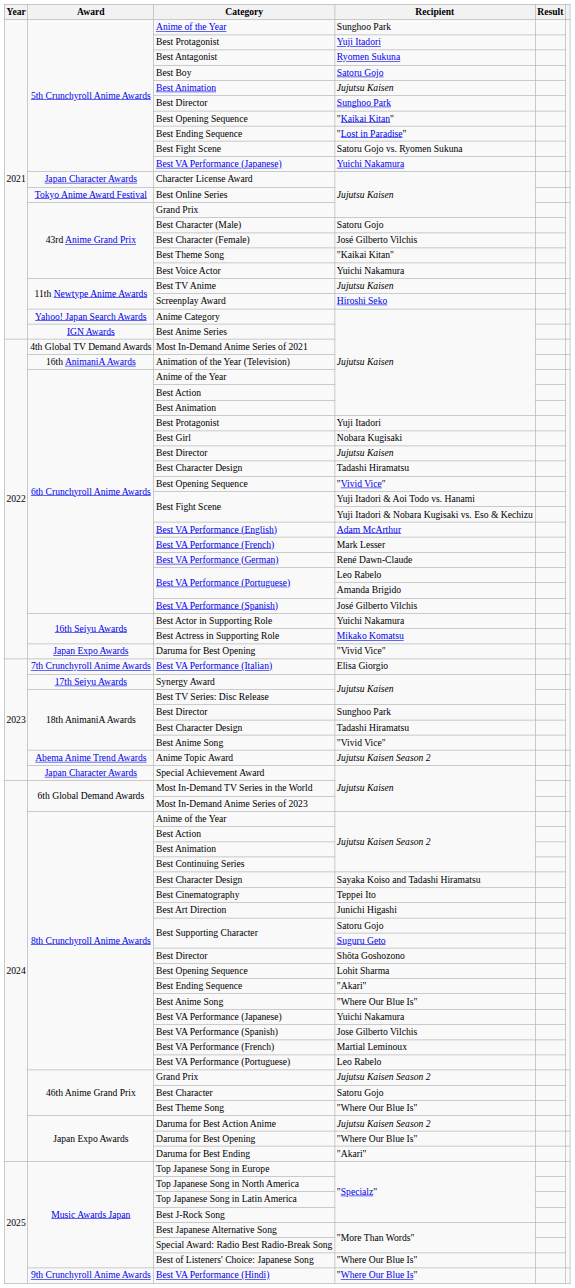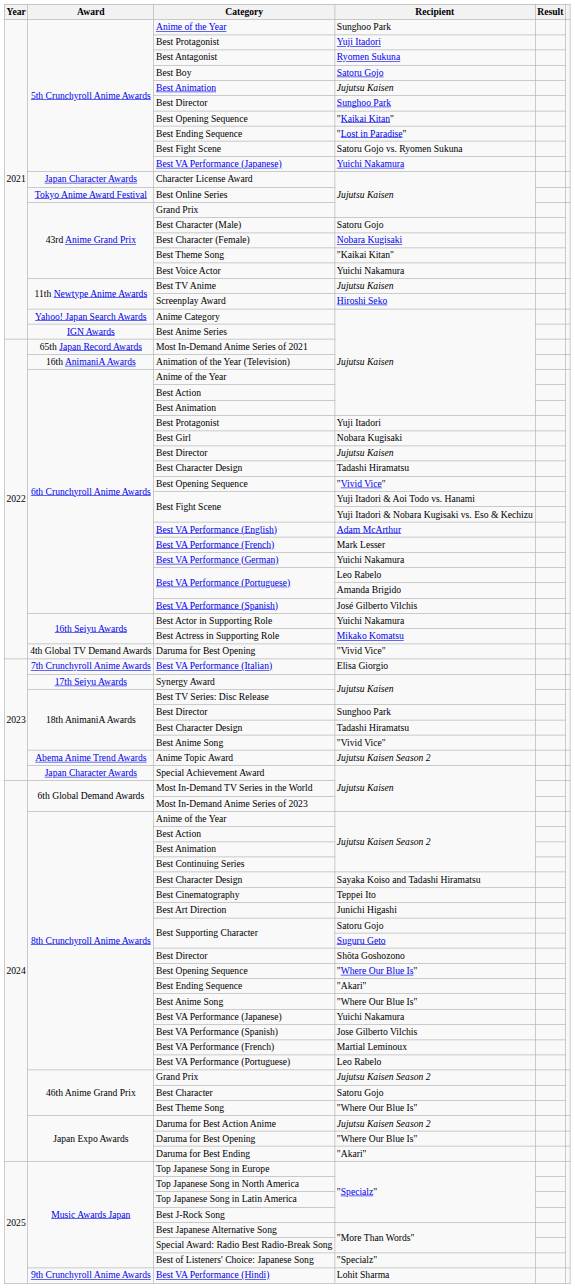(377, 240) José Gilberto Vilchis -> (369, 240) Nobara Kugisaki
(91, 347) 4th Global TV Demand Awards -> (91, 347) 65th Japan Record Awards
(375, 560) René Dawn-Claude -> (371, 560) Yuichi Nakamura
(91, 651) Japan Expo Awards -> (91, 651) 4th Global TV Demand Awards
(363, 971) Lohit Sharma -> (377, 971) "Where Our Blue Is"
(377, 1260) "Where Our Blue Is" -> (357, 1260) "Specialz"
(377, 1275) "Where Our Blue Is" -> (363, 1275) Lohit Sharma
